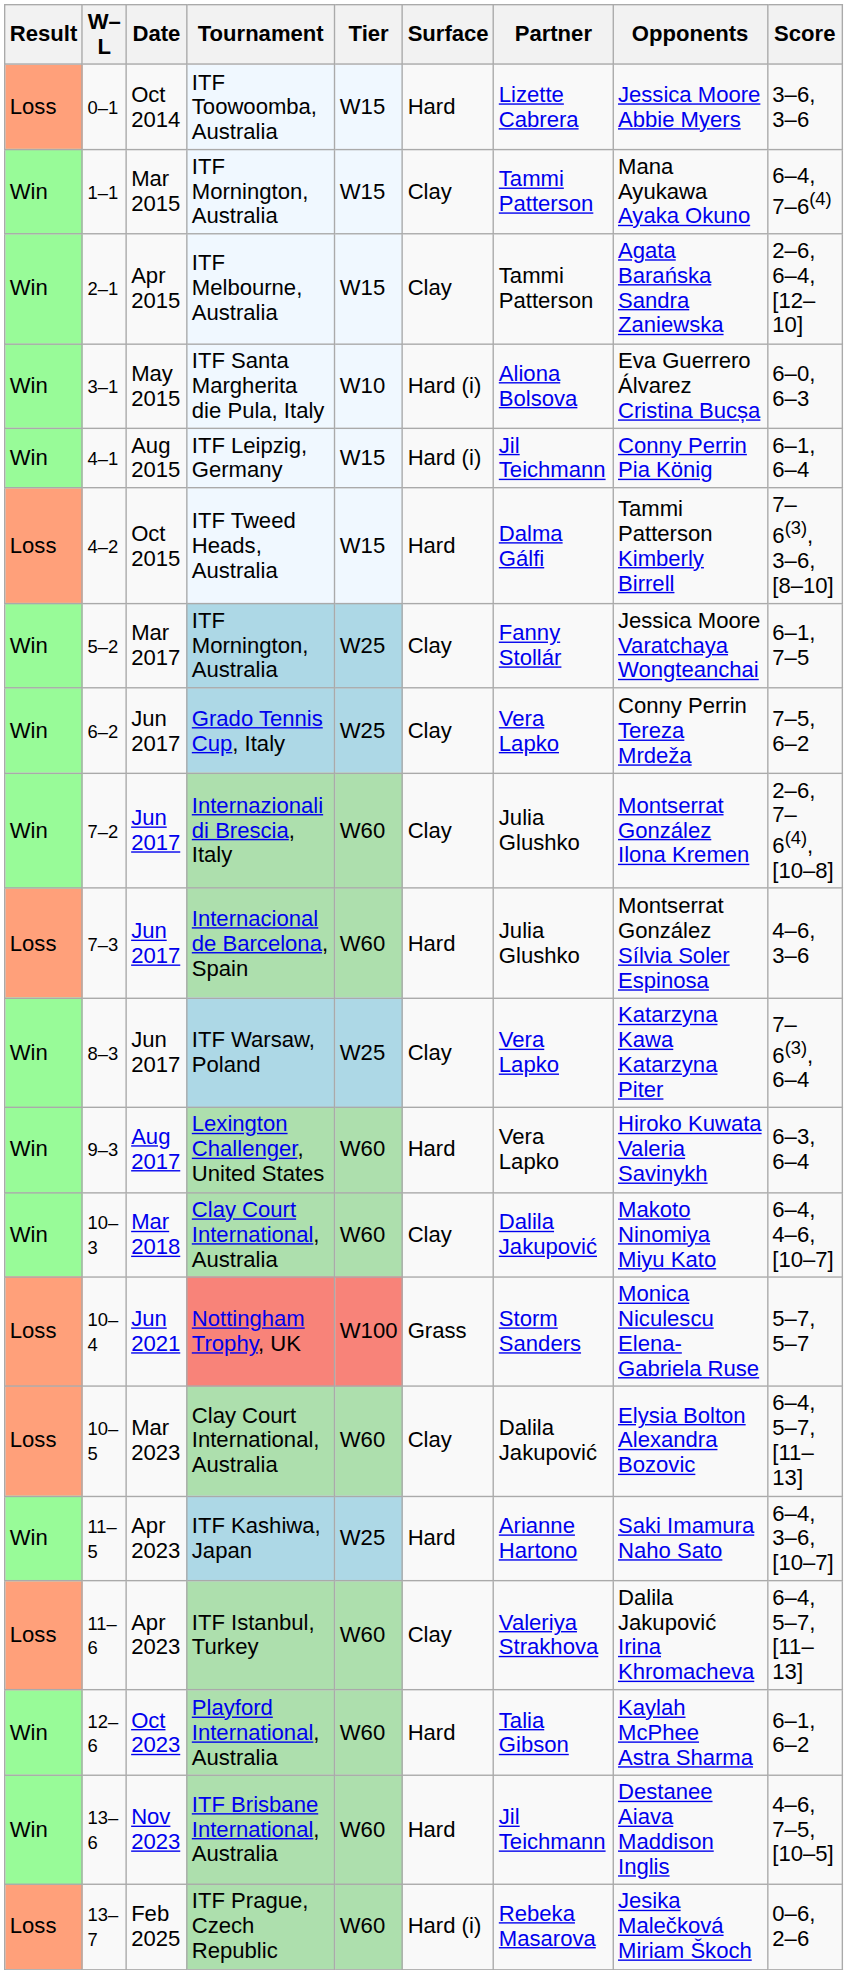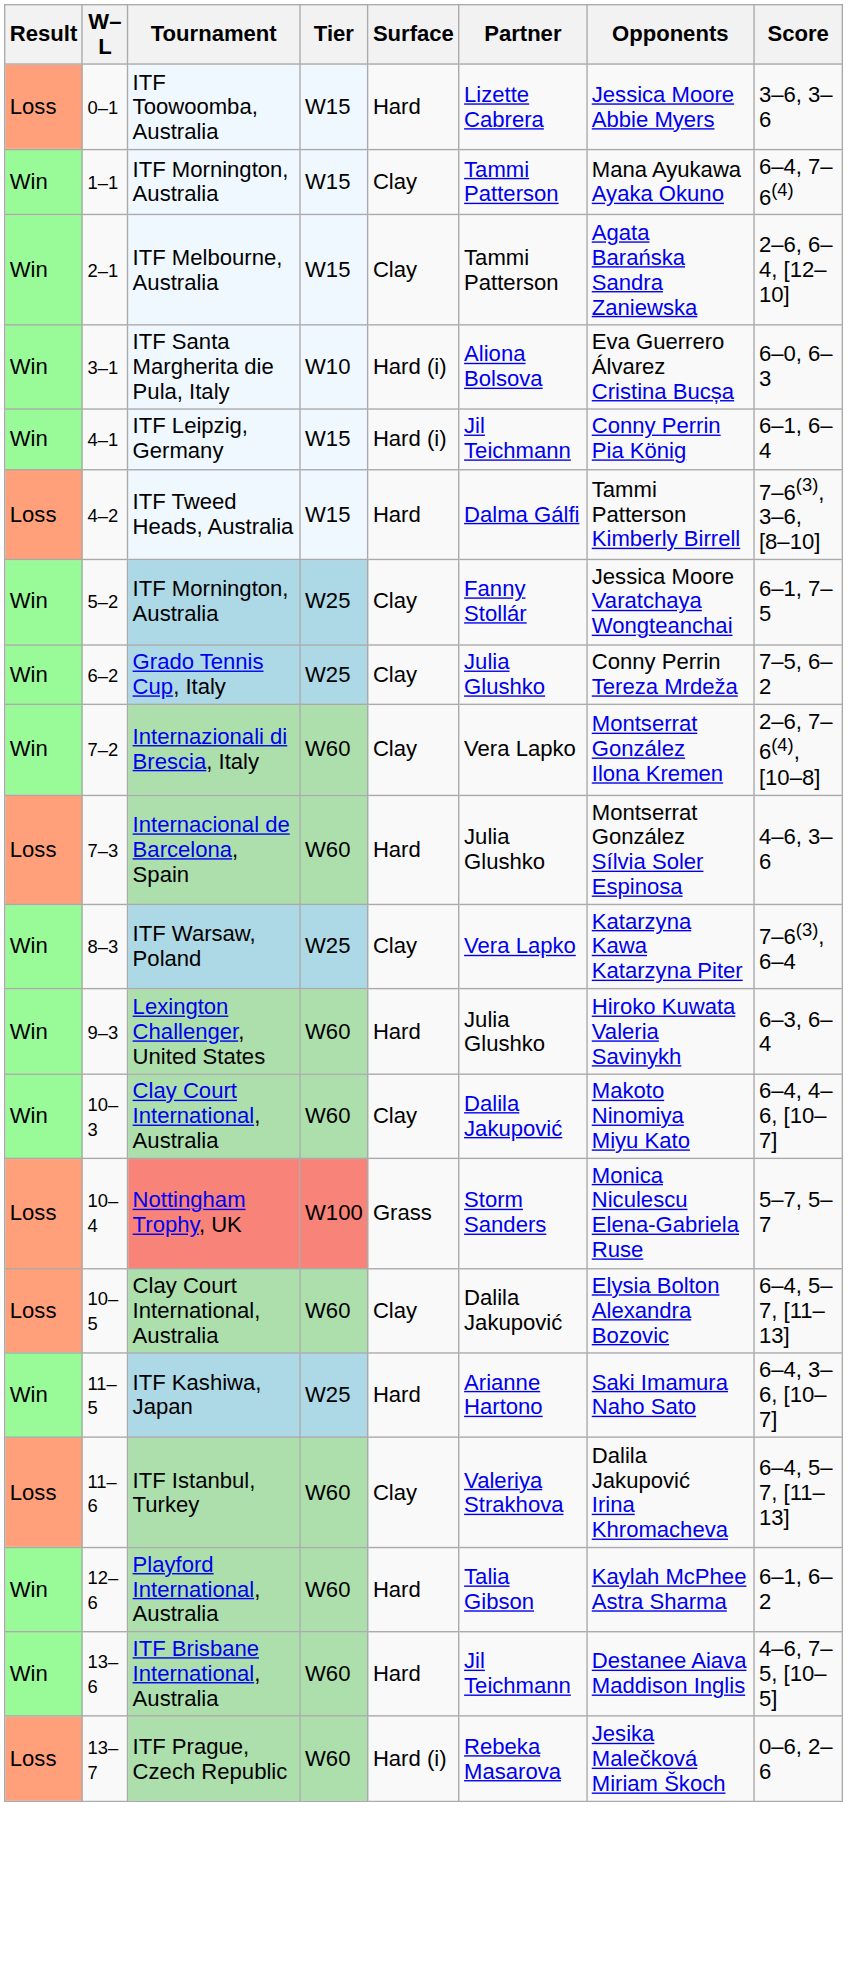- column: (156, 34)
(529, 730) Vera Lapko -> (505, 674) Julia Glushko
(539, 830) Julia Glushko -> (520, 749) Vera Lapko
(529, 1149) Vera Lapko -> (505, 1031) Julia Glushko
